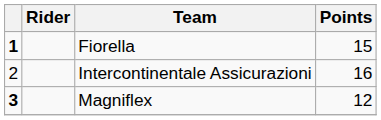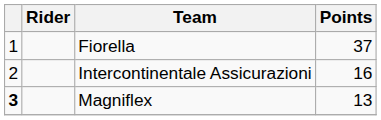(13, 45) bold -> (13, 45) normal
(363, 45) 15 -> (363, 45) 37
(363, 100) 12 -> (363, 100) 13
